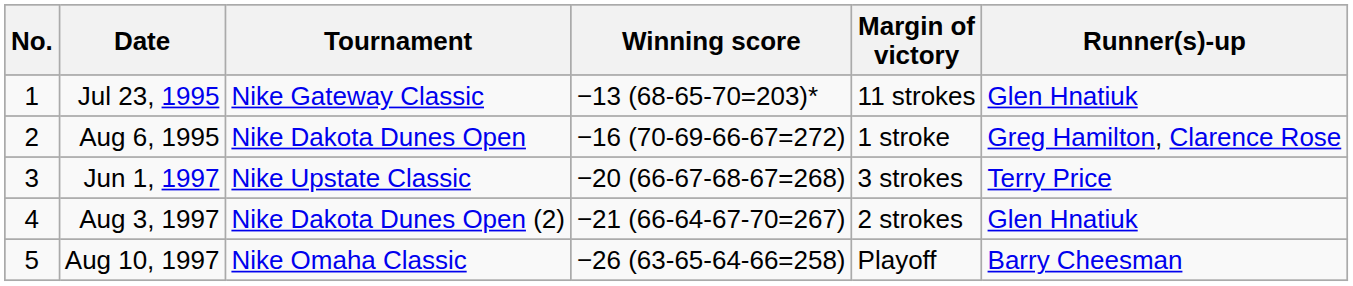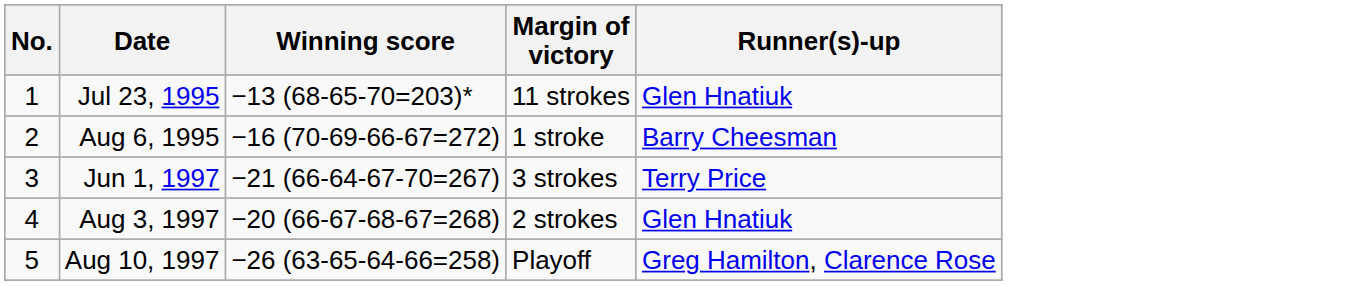- column: (398, 40)
(1164, 137) Greg Hamilton, Clarence Rose -> (739, 137) Barry Cheesman
(711, 178) −20 (66-67-68-67=268) -> (366, 178) −21 (66-64-67-70=267)
(711, 219) −21 (66-64-67-70=267) -> (366, 219) −20 (66-67-68-67=268)
(1085, 260) Barry Cheesman -> (819, 260) Greg Hamilton, Clarence Rose
